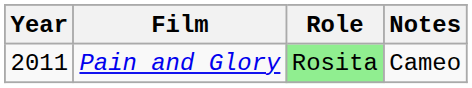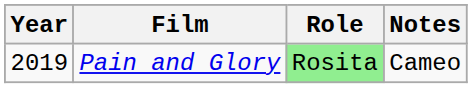(39, 63) 2011 -> (39, 63) 2019
